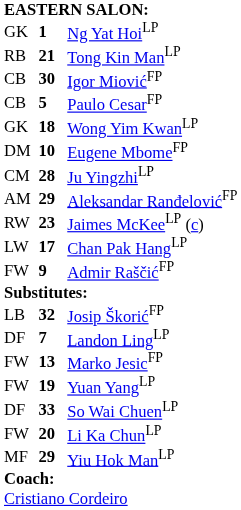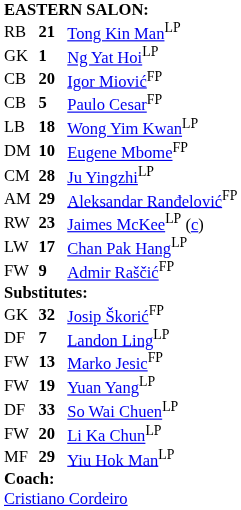rows swapped: (113, 31) <-> (124, 55)
(47, 79) 30 -> (47, 79) 20
(16, 127) GK -> (15, 127) LB
(15, 314) LB -> (16, 314) GK
